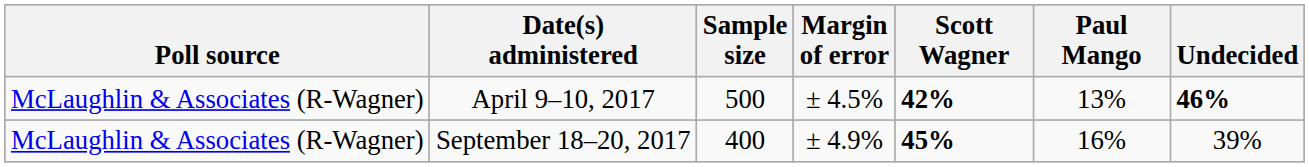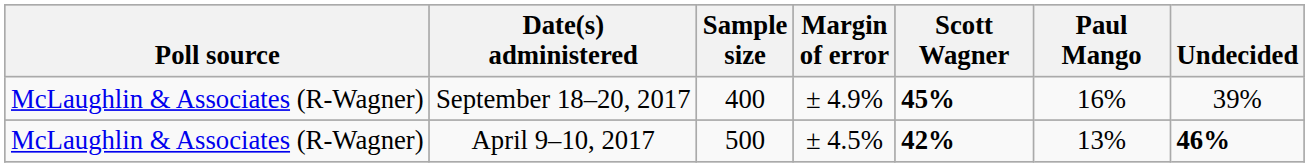rows swapped: (563, 140) <-> (563, 98)
